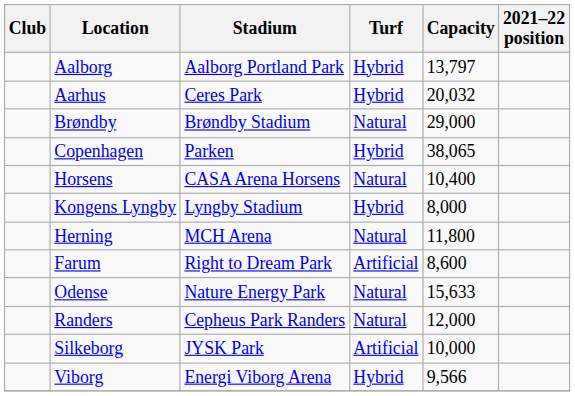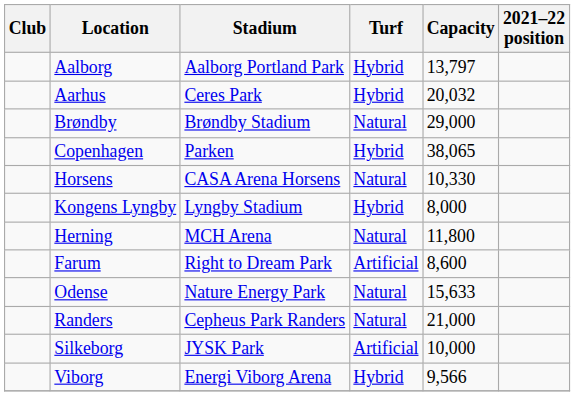(451, 179) 10,400 -> (451, 179) 10,330
(451, 320) 12,000 -> (451, 320) 21,000
